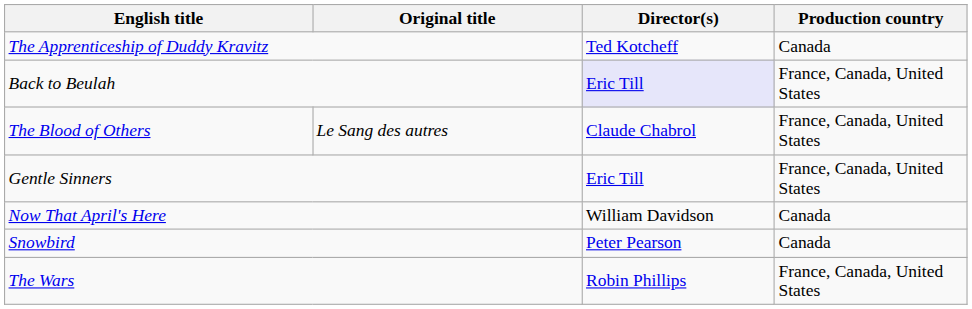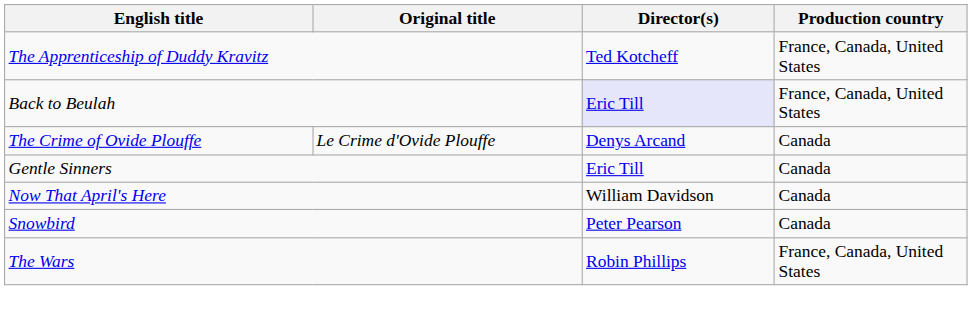(805, 45) Canada -> (861, 55) France, Canada, United States
- row: (80, 130)
+ row: (105, 140)
(861, 178) France, Canada, United States -> (805, 168) Canada
